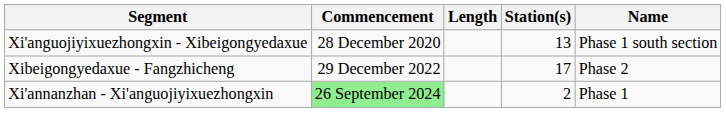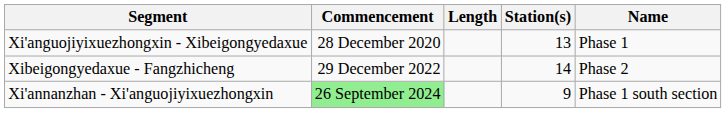(648, 42) Phase 1 south section -> (604, 42) Phase 1
(563, 68) 17 -> (563, 68) 14
(567, 94) 2 -> (567, 94) 9
(604, 94) Phase 1 -> (648, 94) Phase 1 south section
